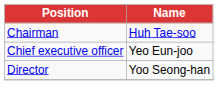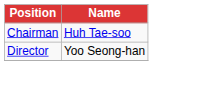- row: (65, 51)
